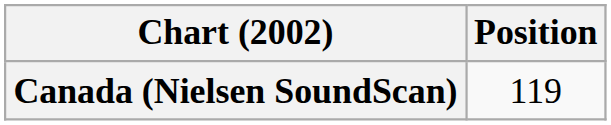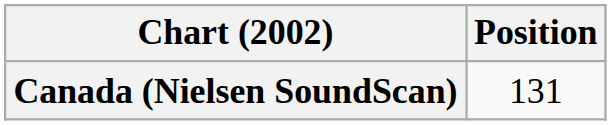(536, 89) 119 -> (536, 89) 131
